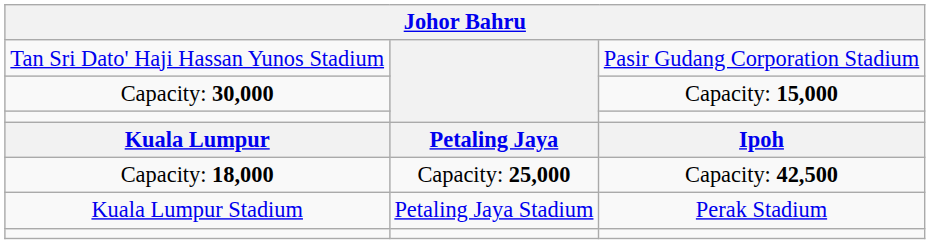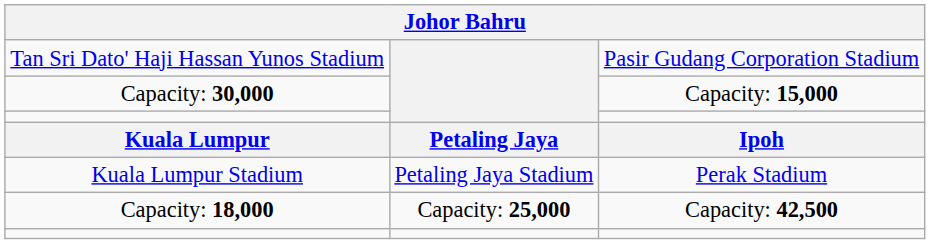rows swapped: (197, 210) <-> (197, 174)
